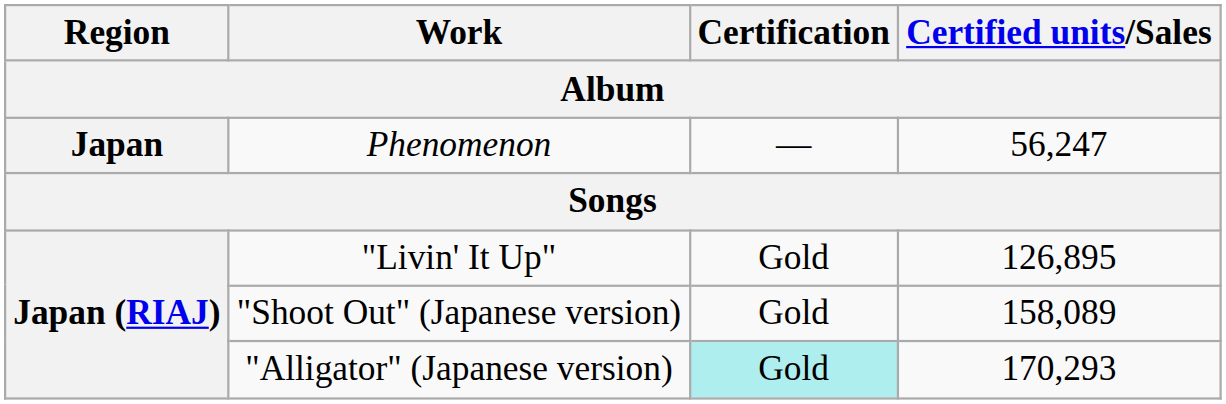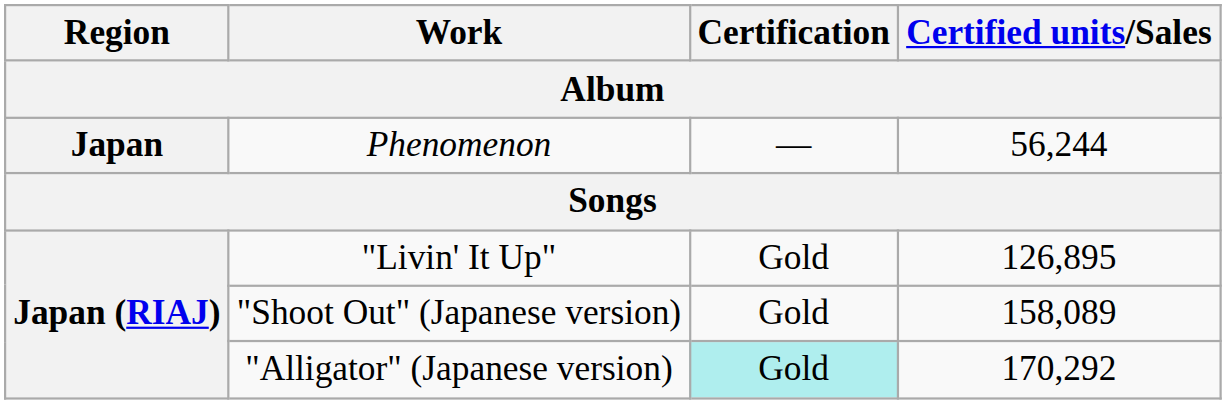(1059, 144) 56,247 -> (1059, 144) 56,244
(1059, 369) 170,293 -> (1059, 369) 170,292
